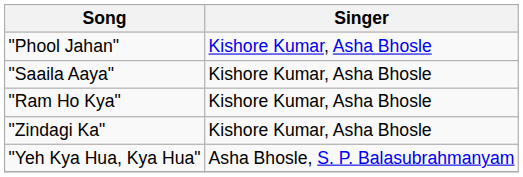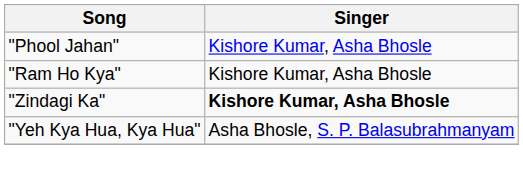- row: (61, 74)
(320, 130) normal -> (329, 102) bold
